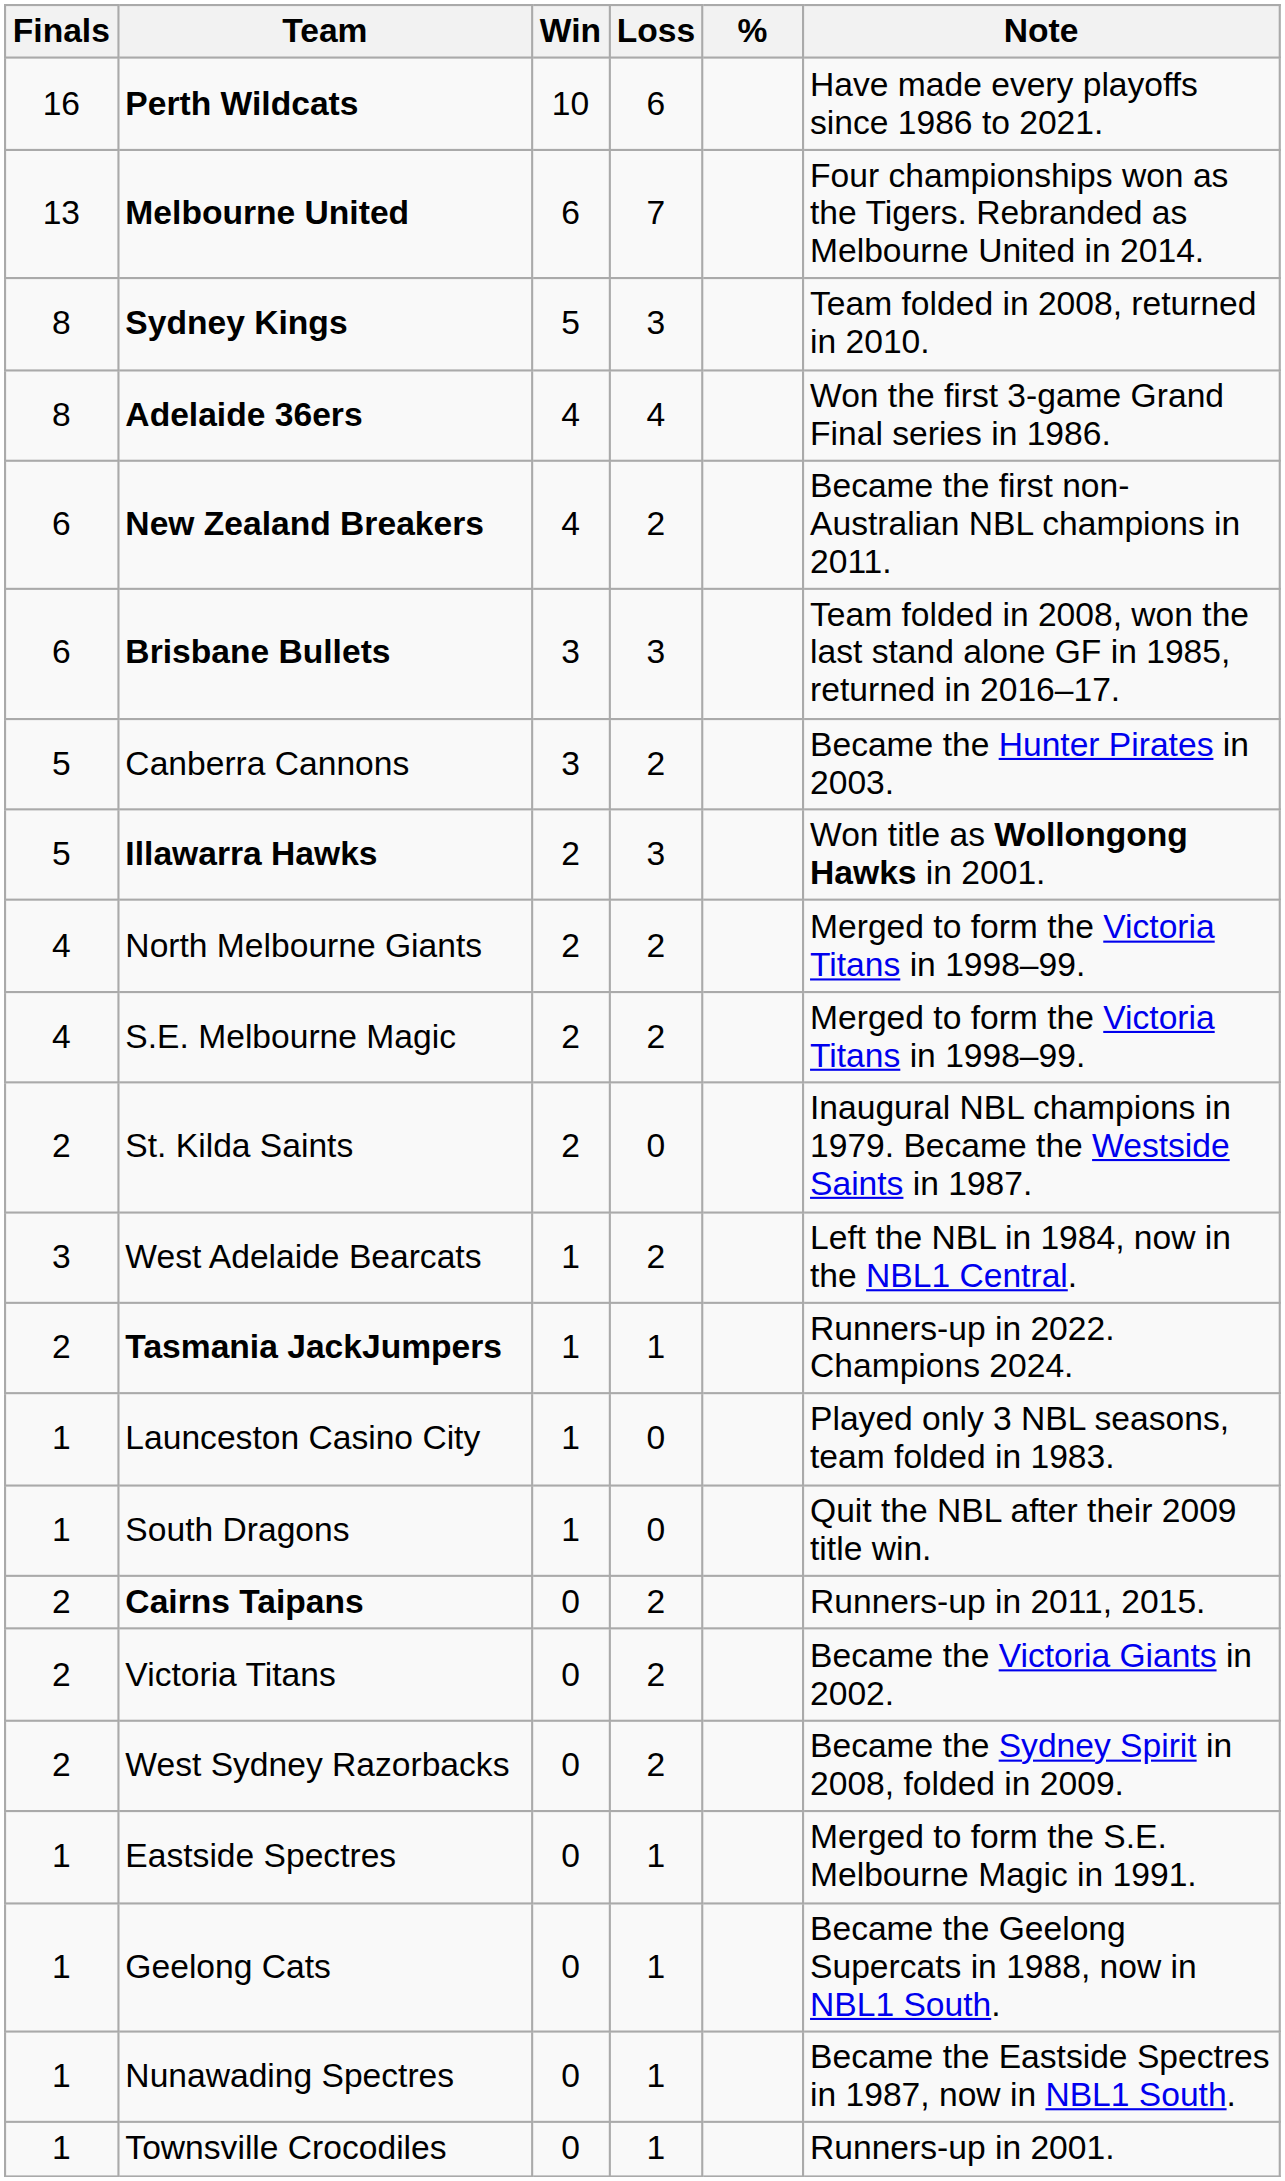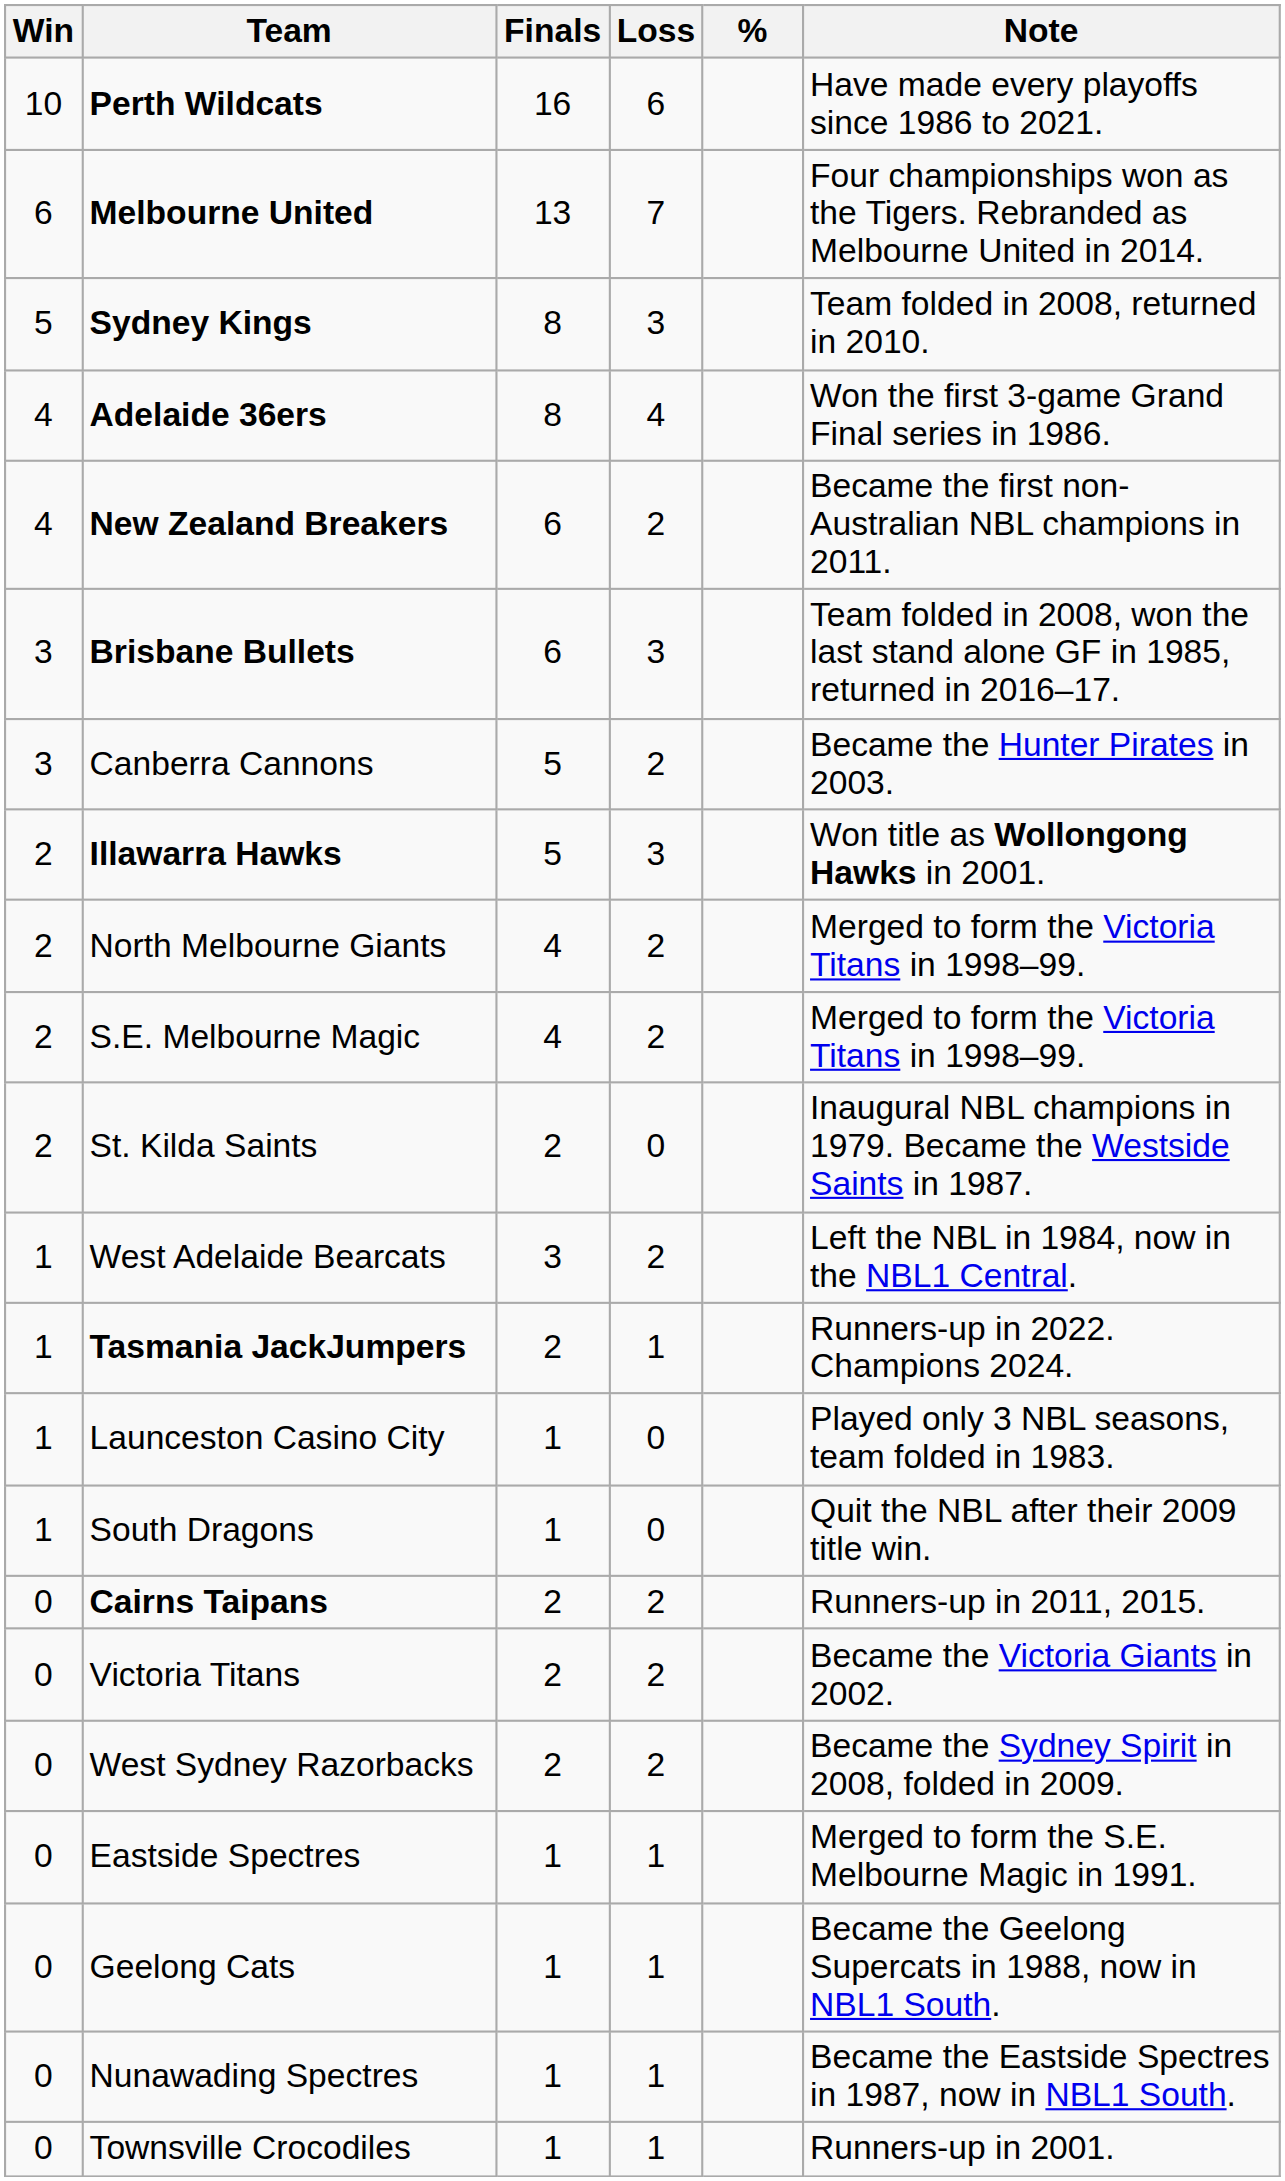columns swapped: (61, 31) <-> (571, 31)
